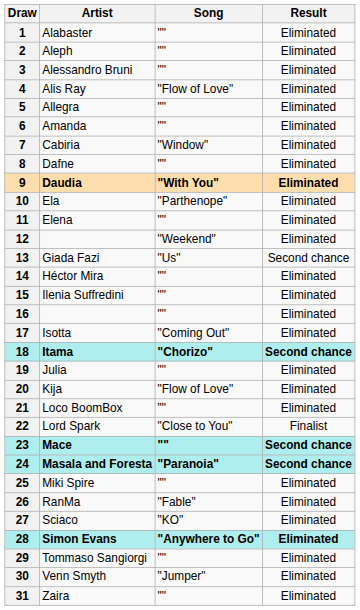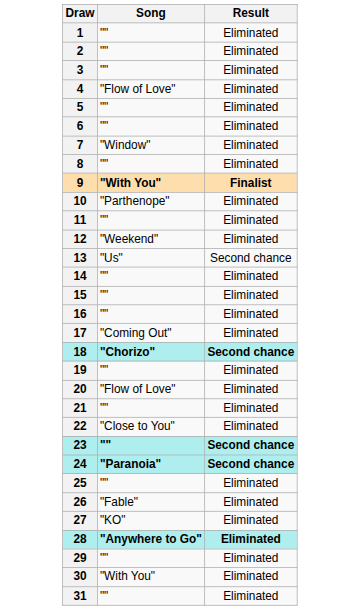- column: (97, 13)
(308, 182) Eliminated -> (251, 182) Finalist
(308, 426) Finalist -> (251, 426) Eliminated
(182, 577) "Jumper" -> (127, 577) "With You"
